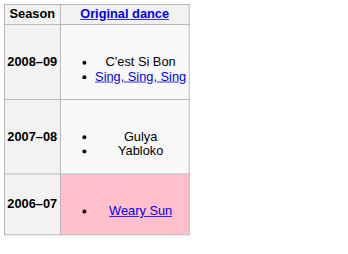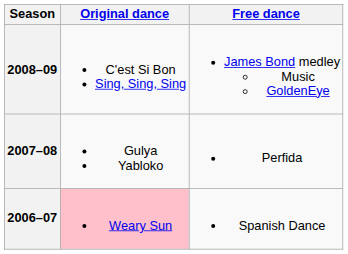+ column: (266, 14)
